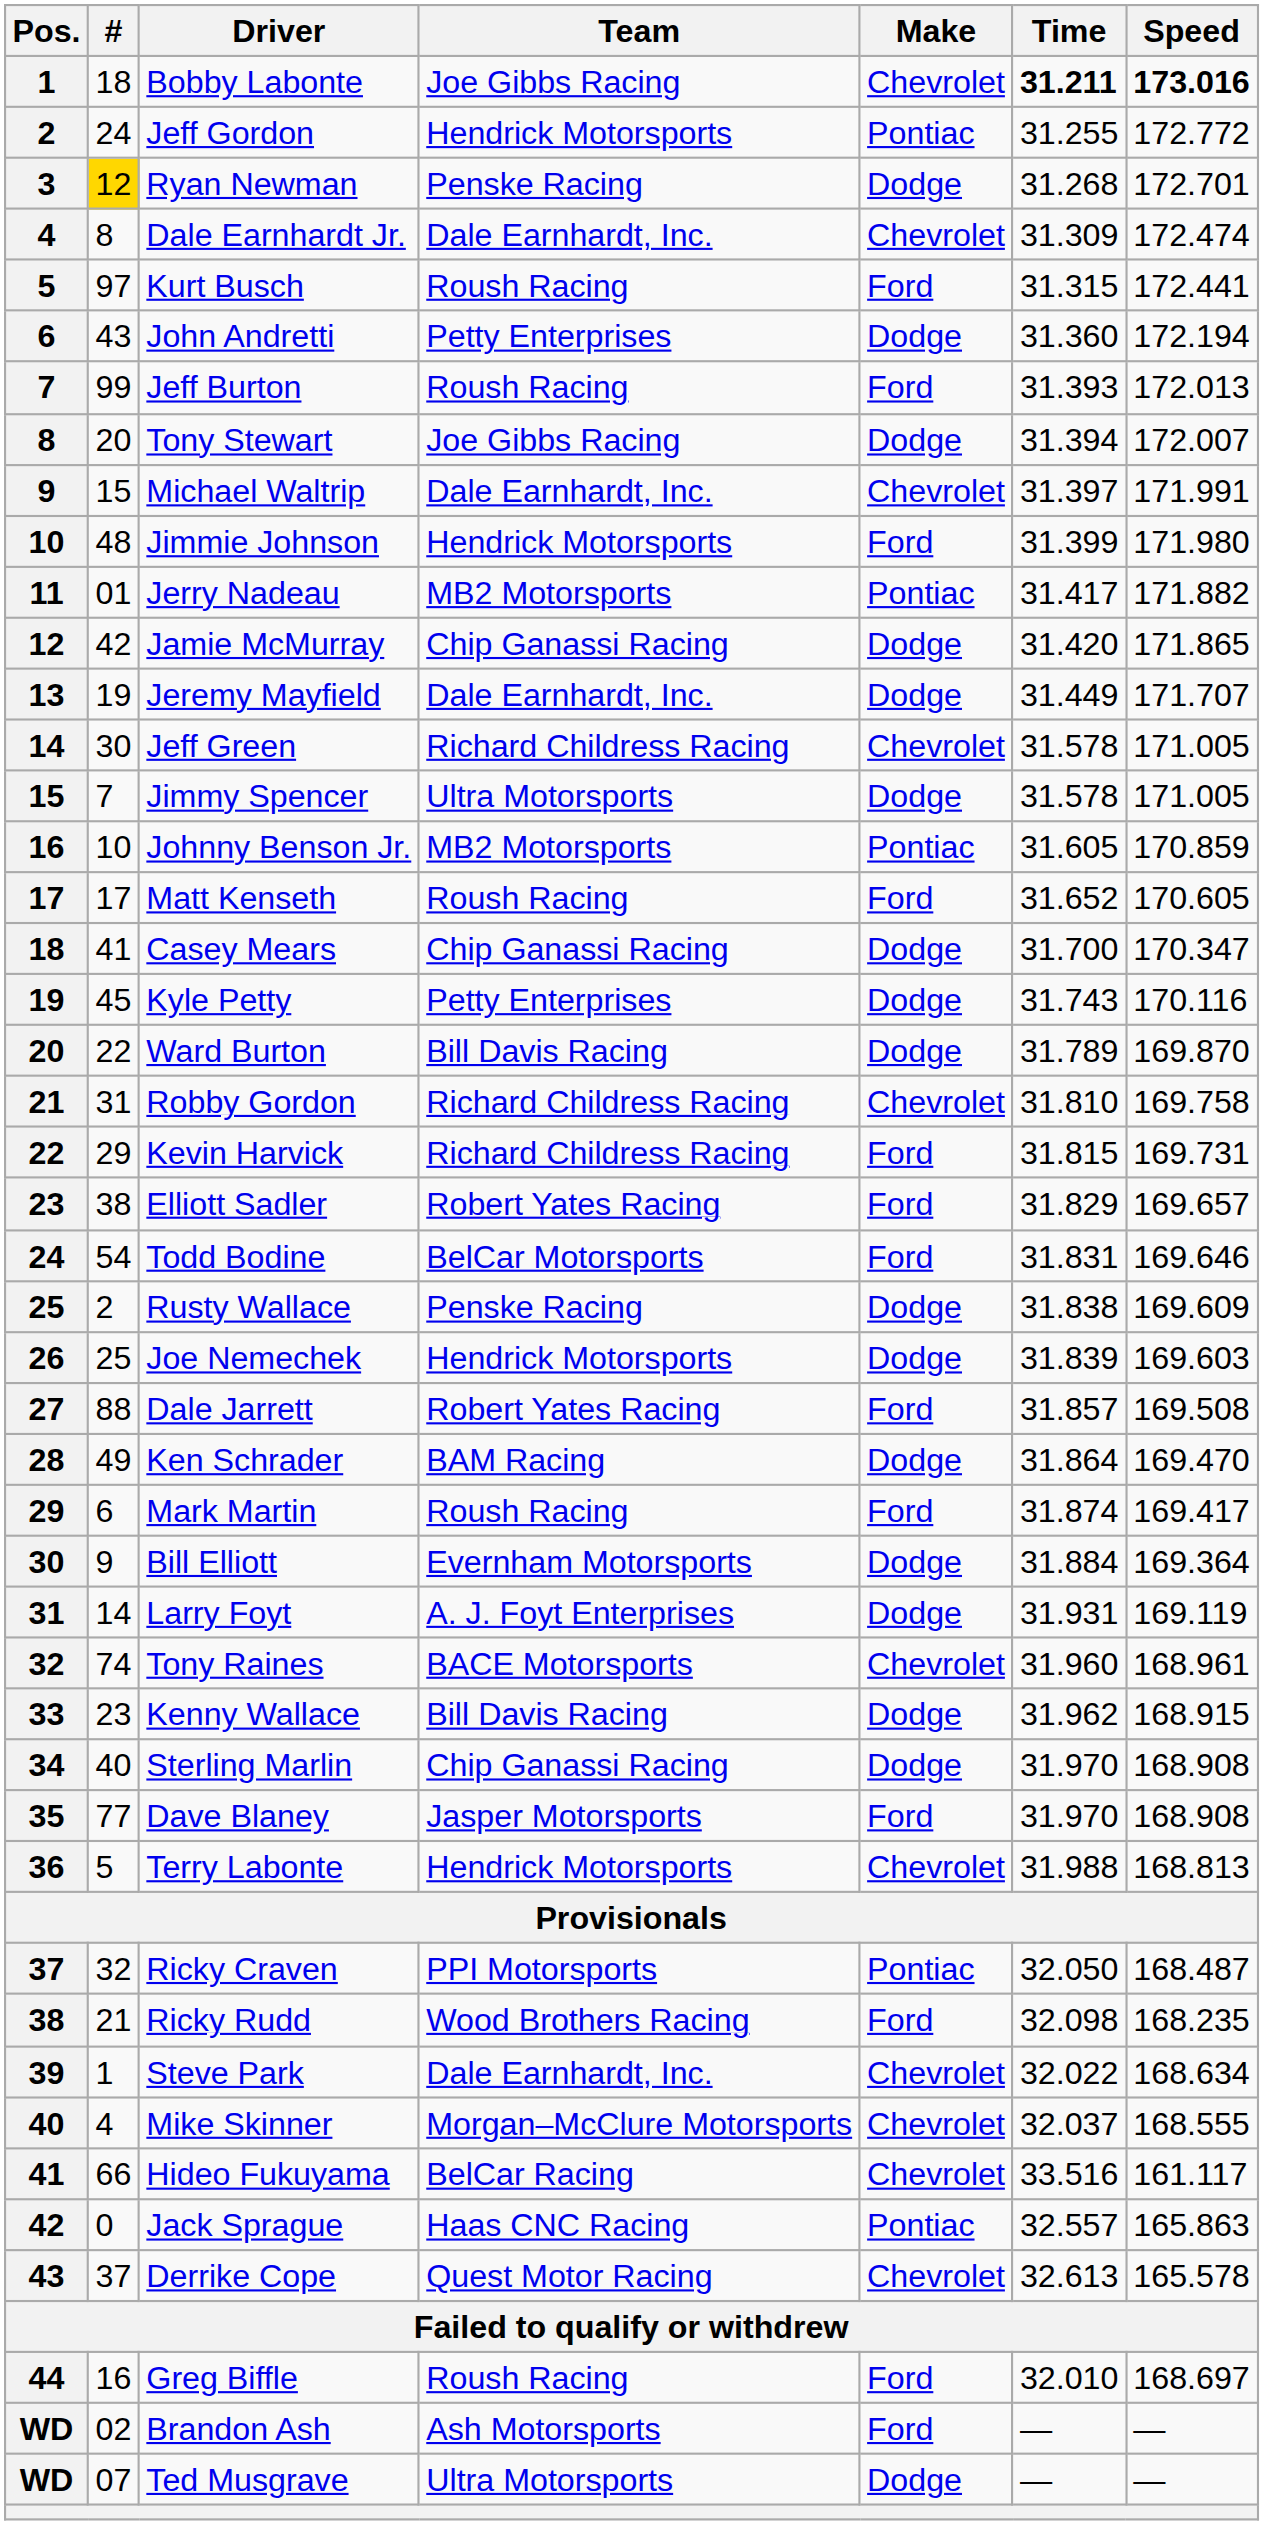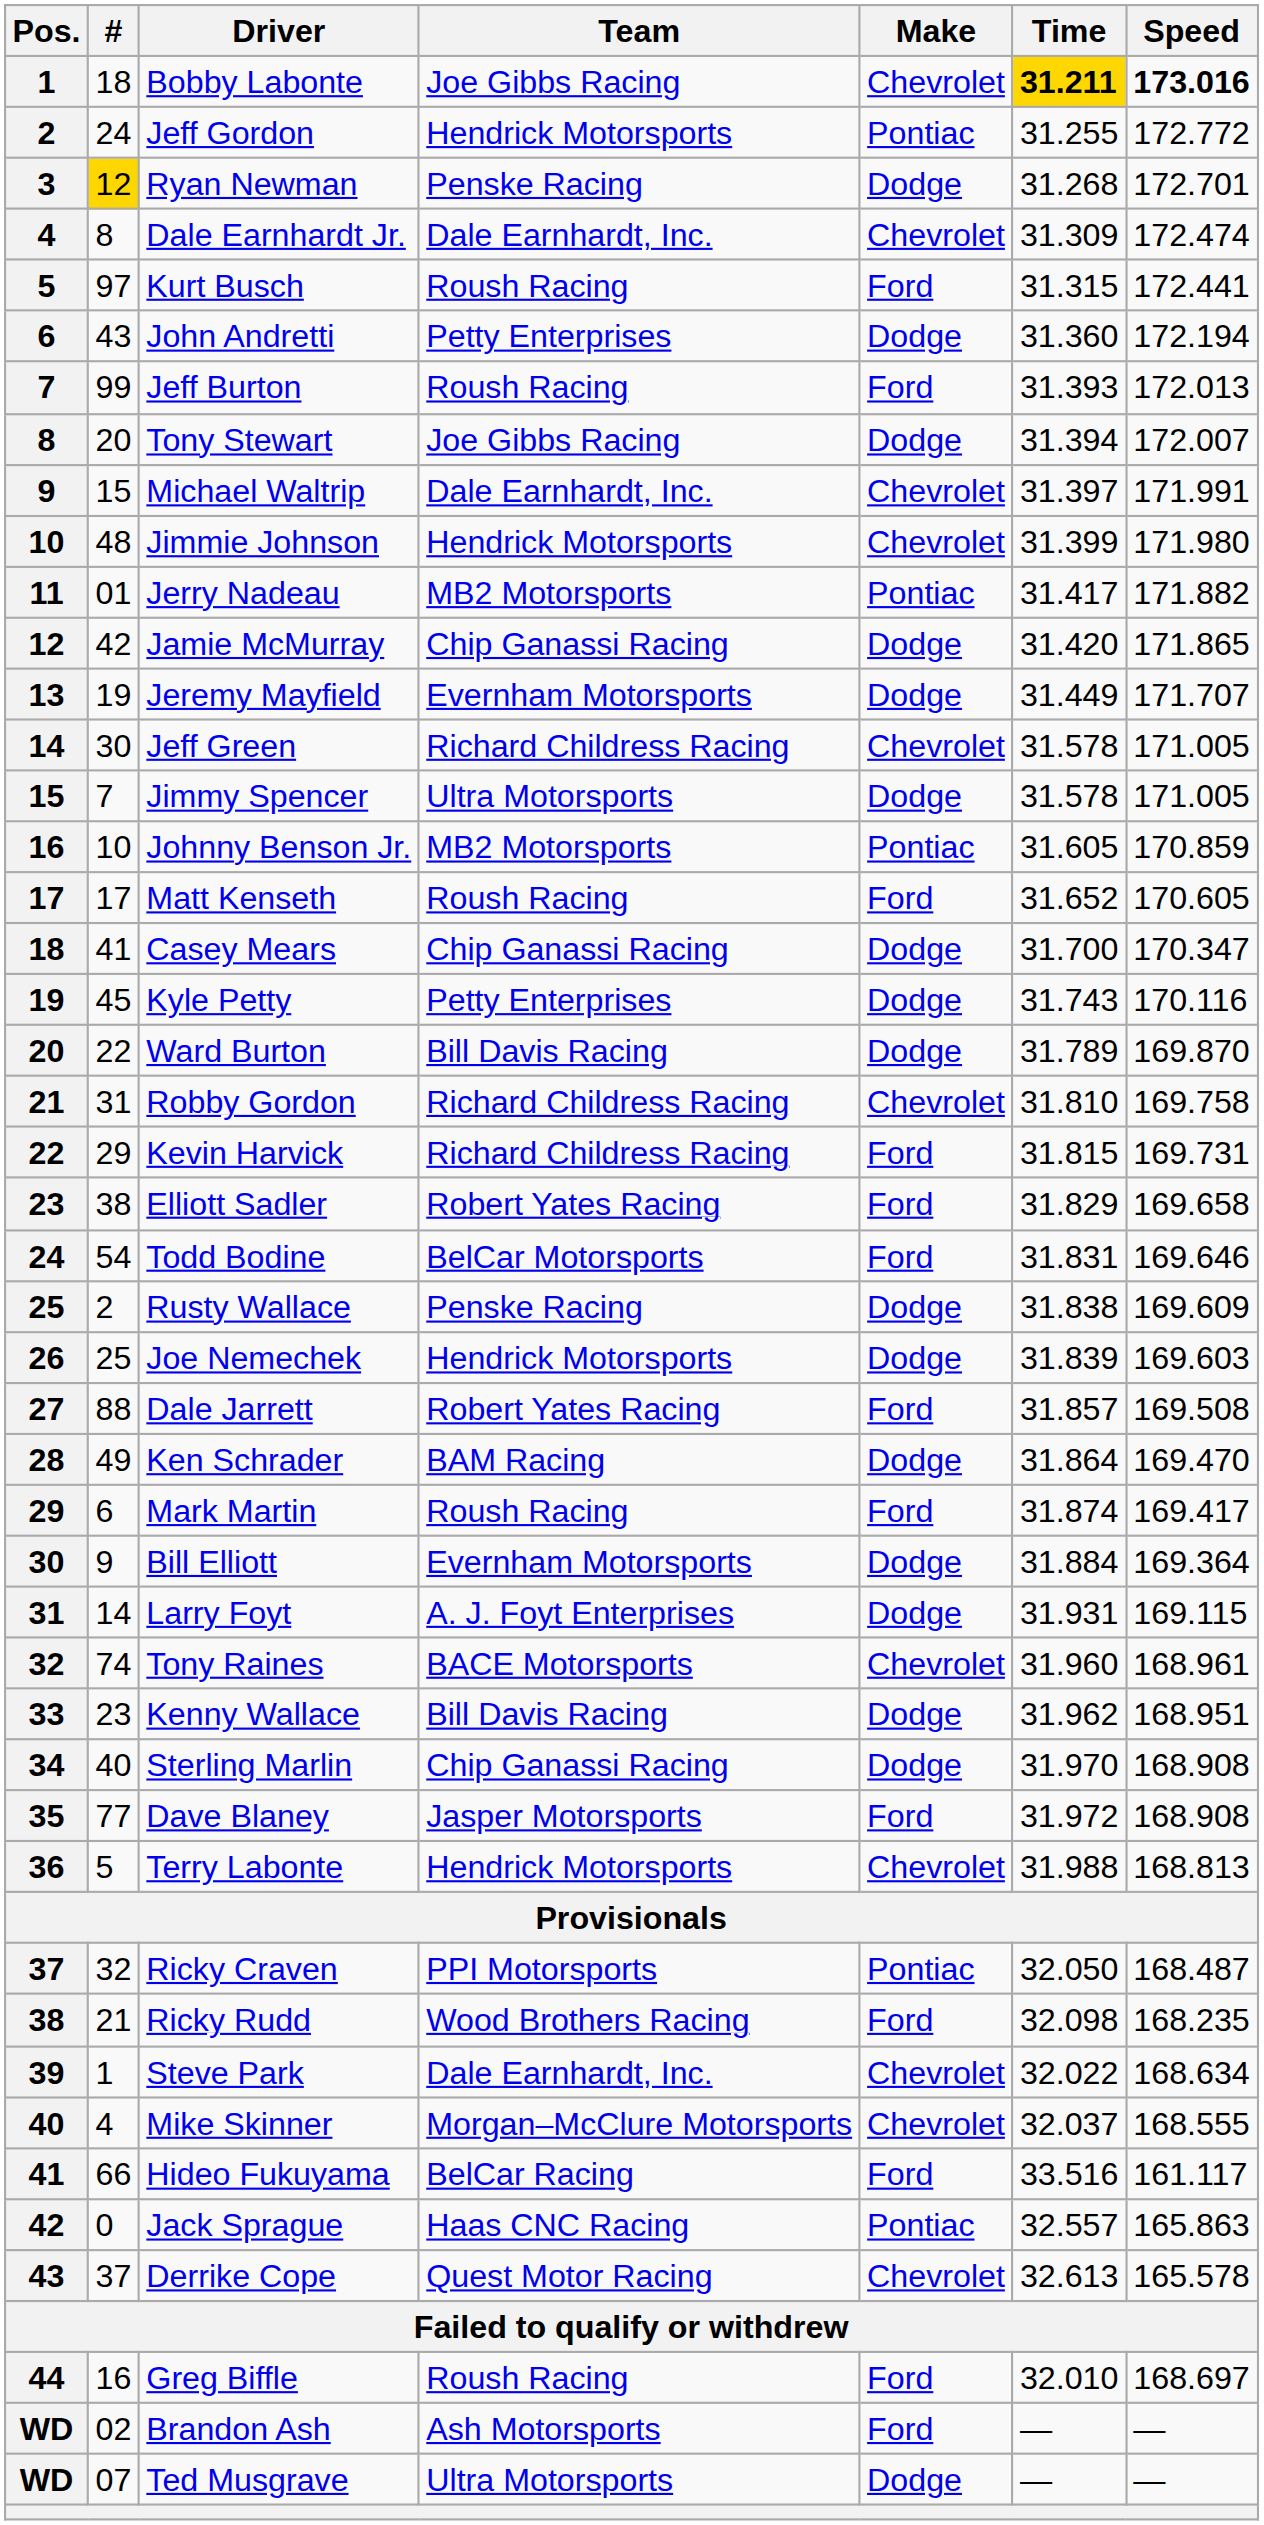(1068, 82) no background -> (1068, 82) gold background
(900, 541) Ford -> (936, 541) Chevrolet
(569, 694) Dale Earnhardt, Inc. -> (589, 694) Evernham Motorsports
(1192, 1204) 169.657 -> (1192, 1204) 169.658
(1190, 1612) 169.119 -> (1190, 1612) 169.115
(1192, 1714) 168.915 -> (1192, 1714) 168.951
(1069, 1816) 31.970 -> (1069, 1816) 31.972
(936, 2173) Chevrolet -> (900, 2173) Ford
